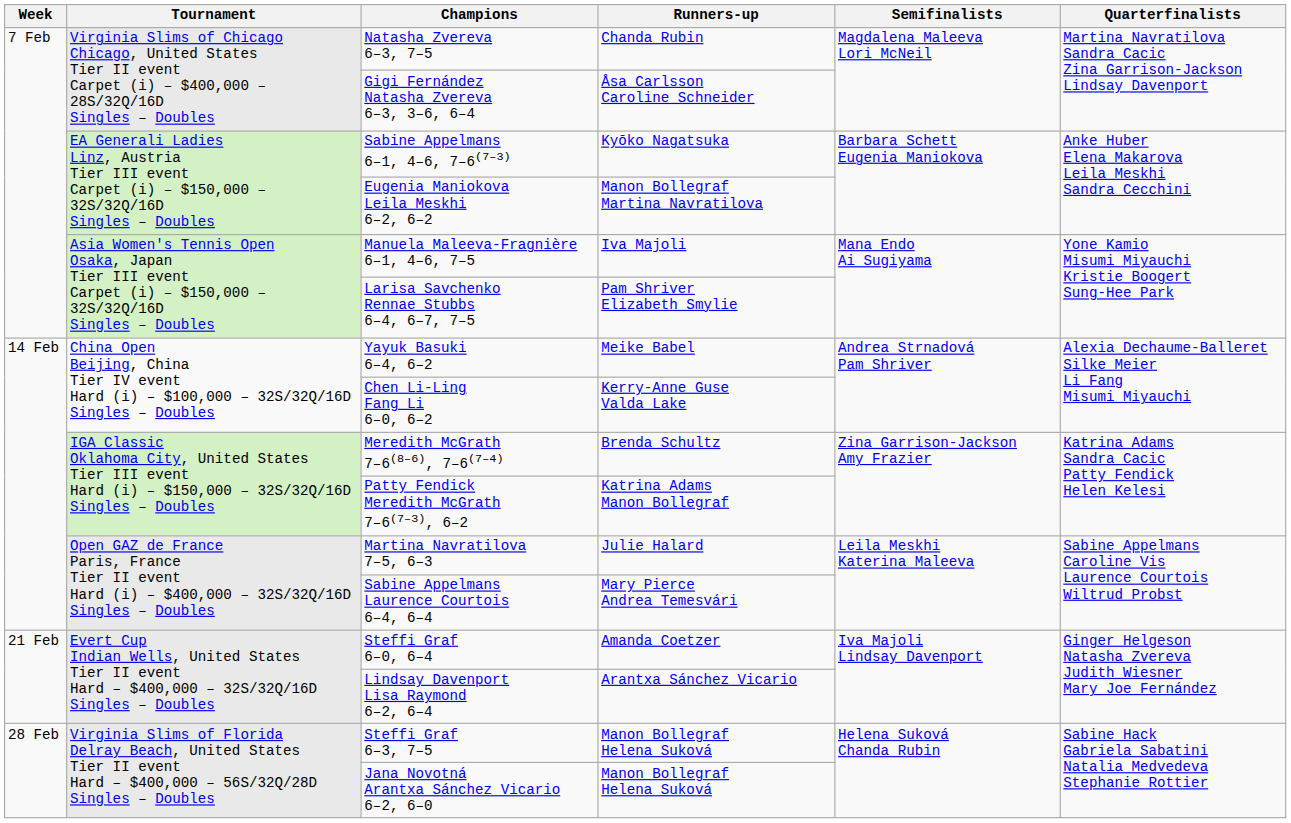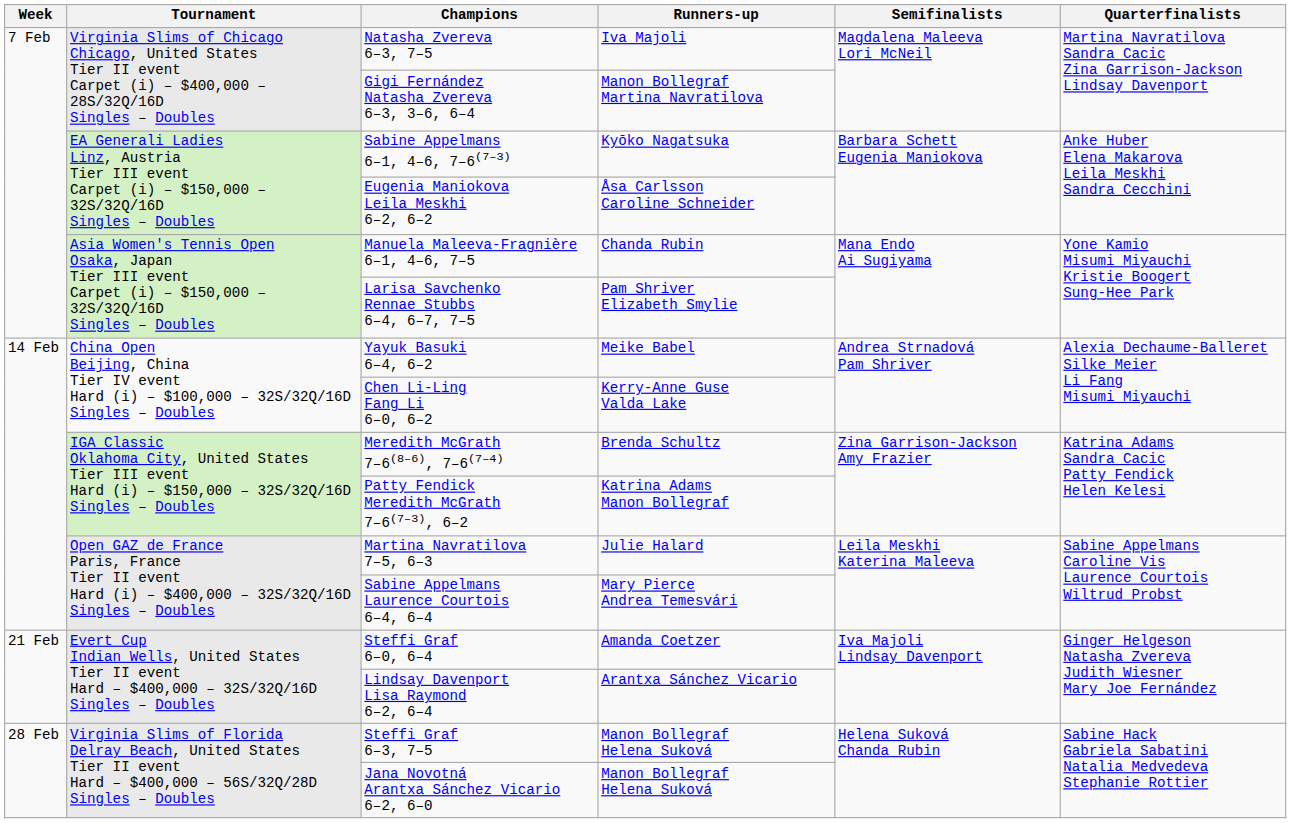(652, 39) Chanda Rubin -> (644, 39) Iva Majoli
(678, 90) Åsa Carlsson Caroline Schneider -> (682, 90) Manon Bollegraf Martina Navratilova
(682, 197) Manon Bollegraf Martina Navratilova -> (678, 197) Åsa Carlsson Caroline Schneider
(644, 246) Iva Majoli -> (652, 246) Chanda Rubin
